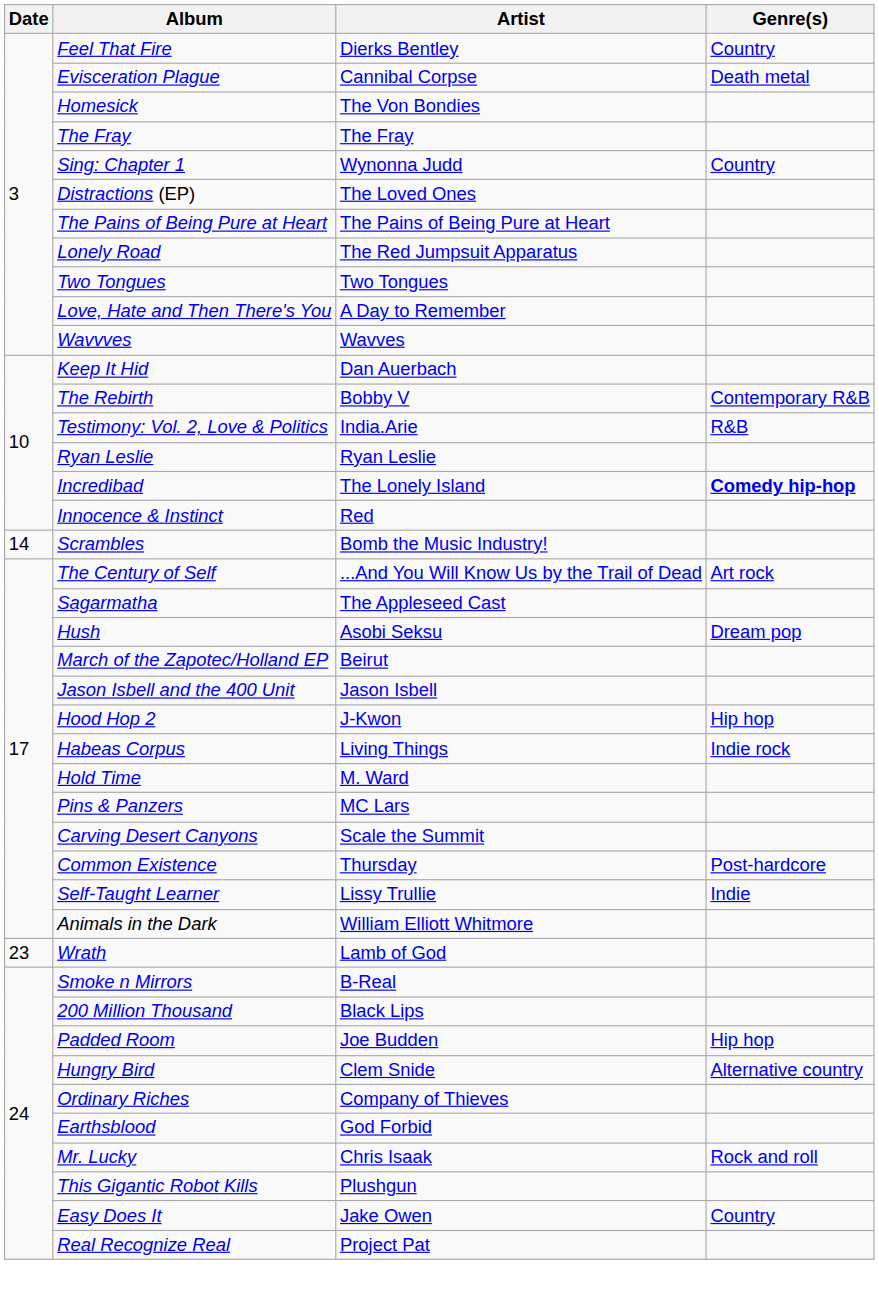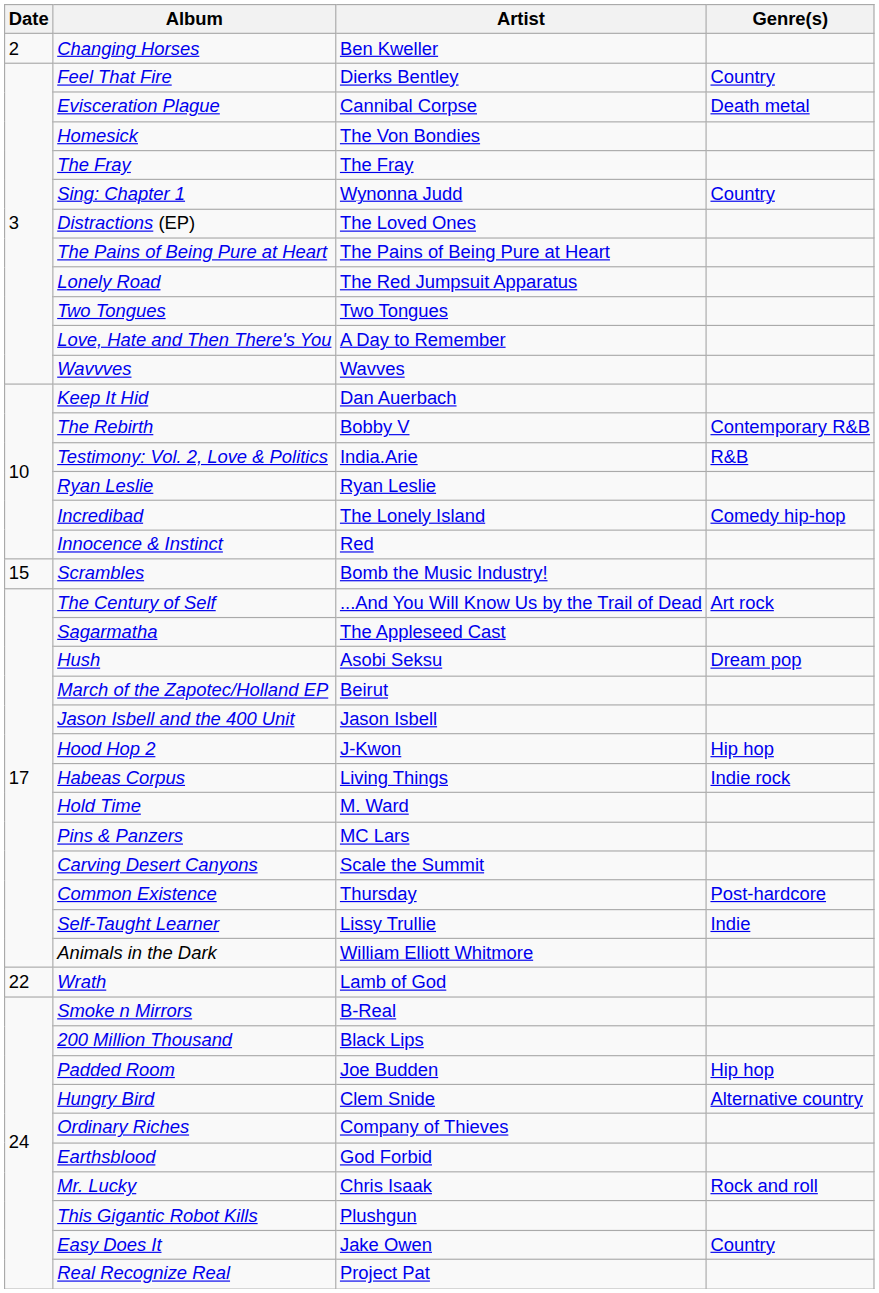+ row: (128, 48)
(783, 485) bold -> (778, 515) normal
(19, 544) 14 -> (19, 573) 15
(19, 952) 23 -> (19, 982) 22
